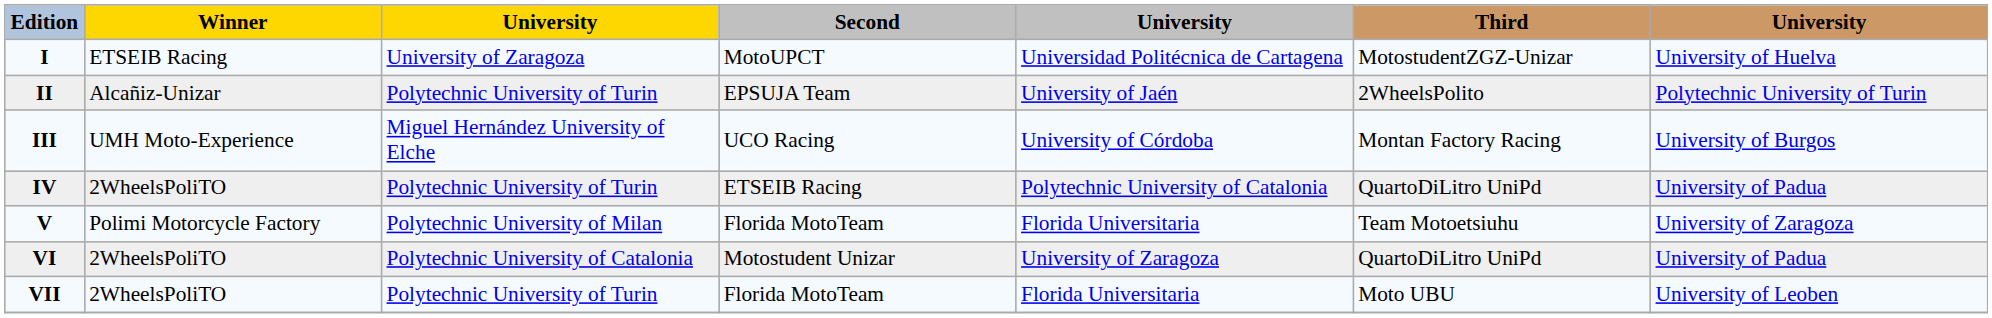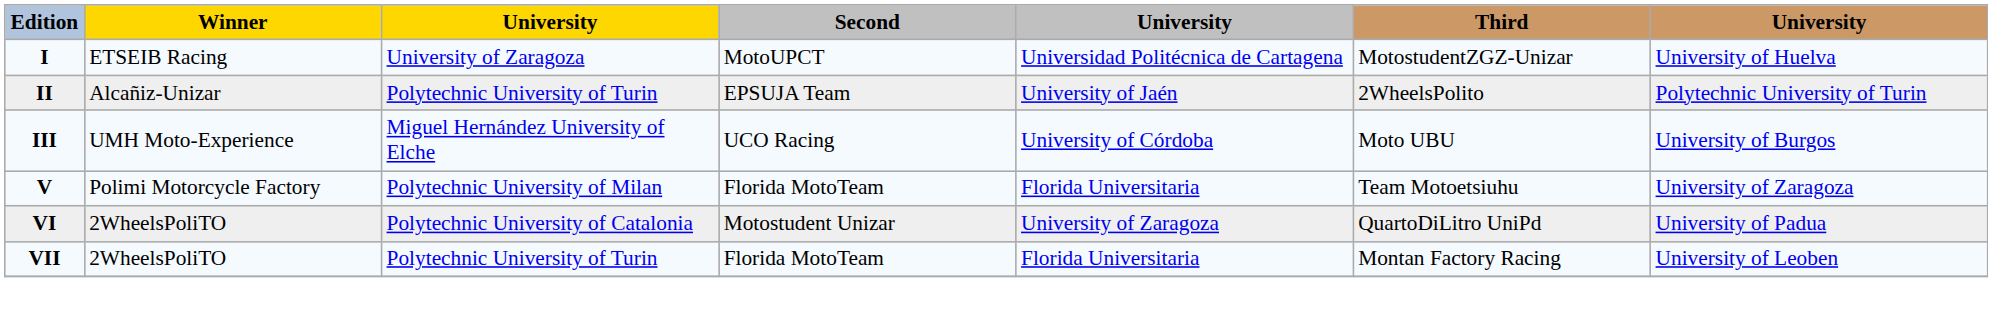(1460, 139) Montan Factory Racing -> (1406, 139) Moto UBU
- row: (44, 187)
(1406, 293) Moto UBU -> (1460, 258) Montan Factory Racing
